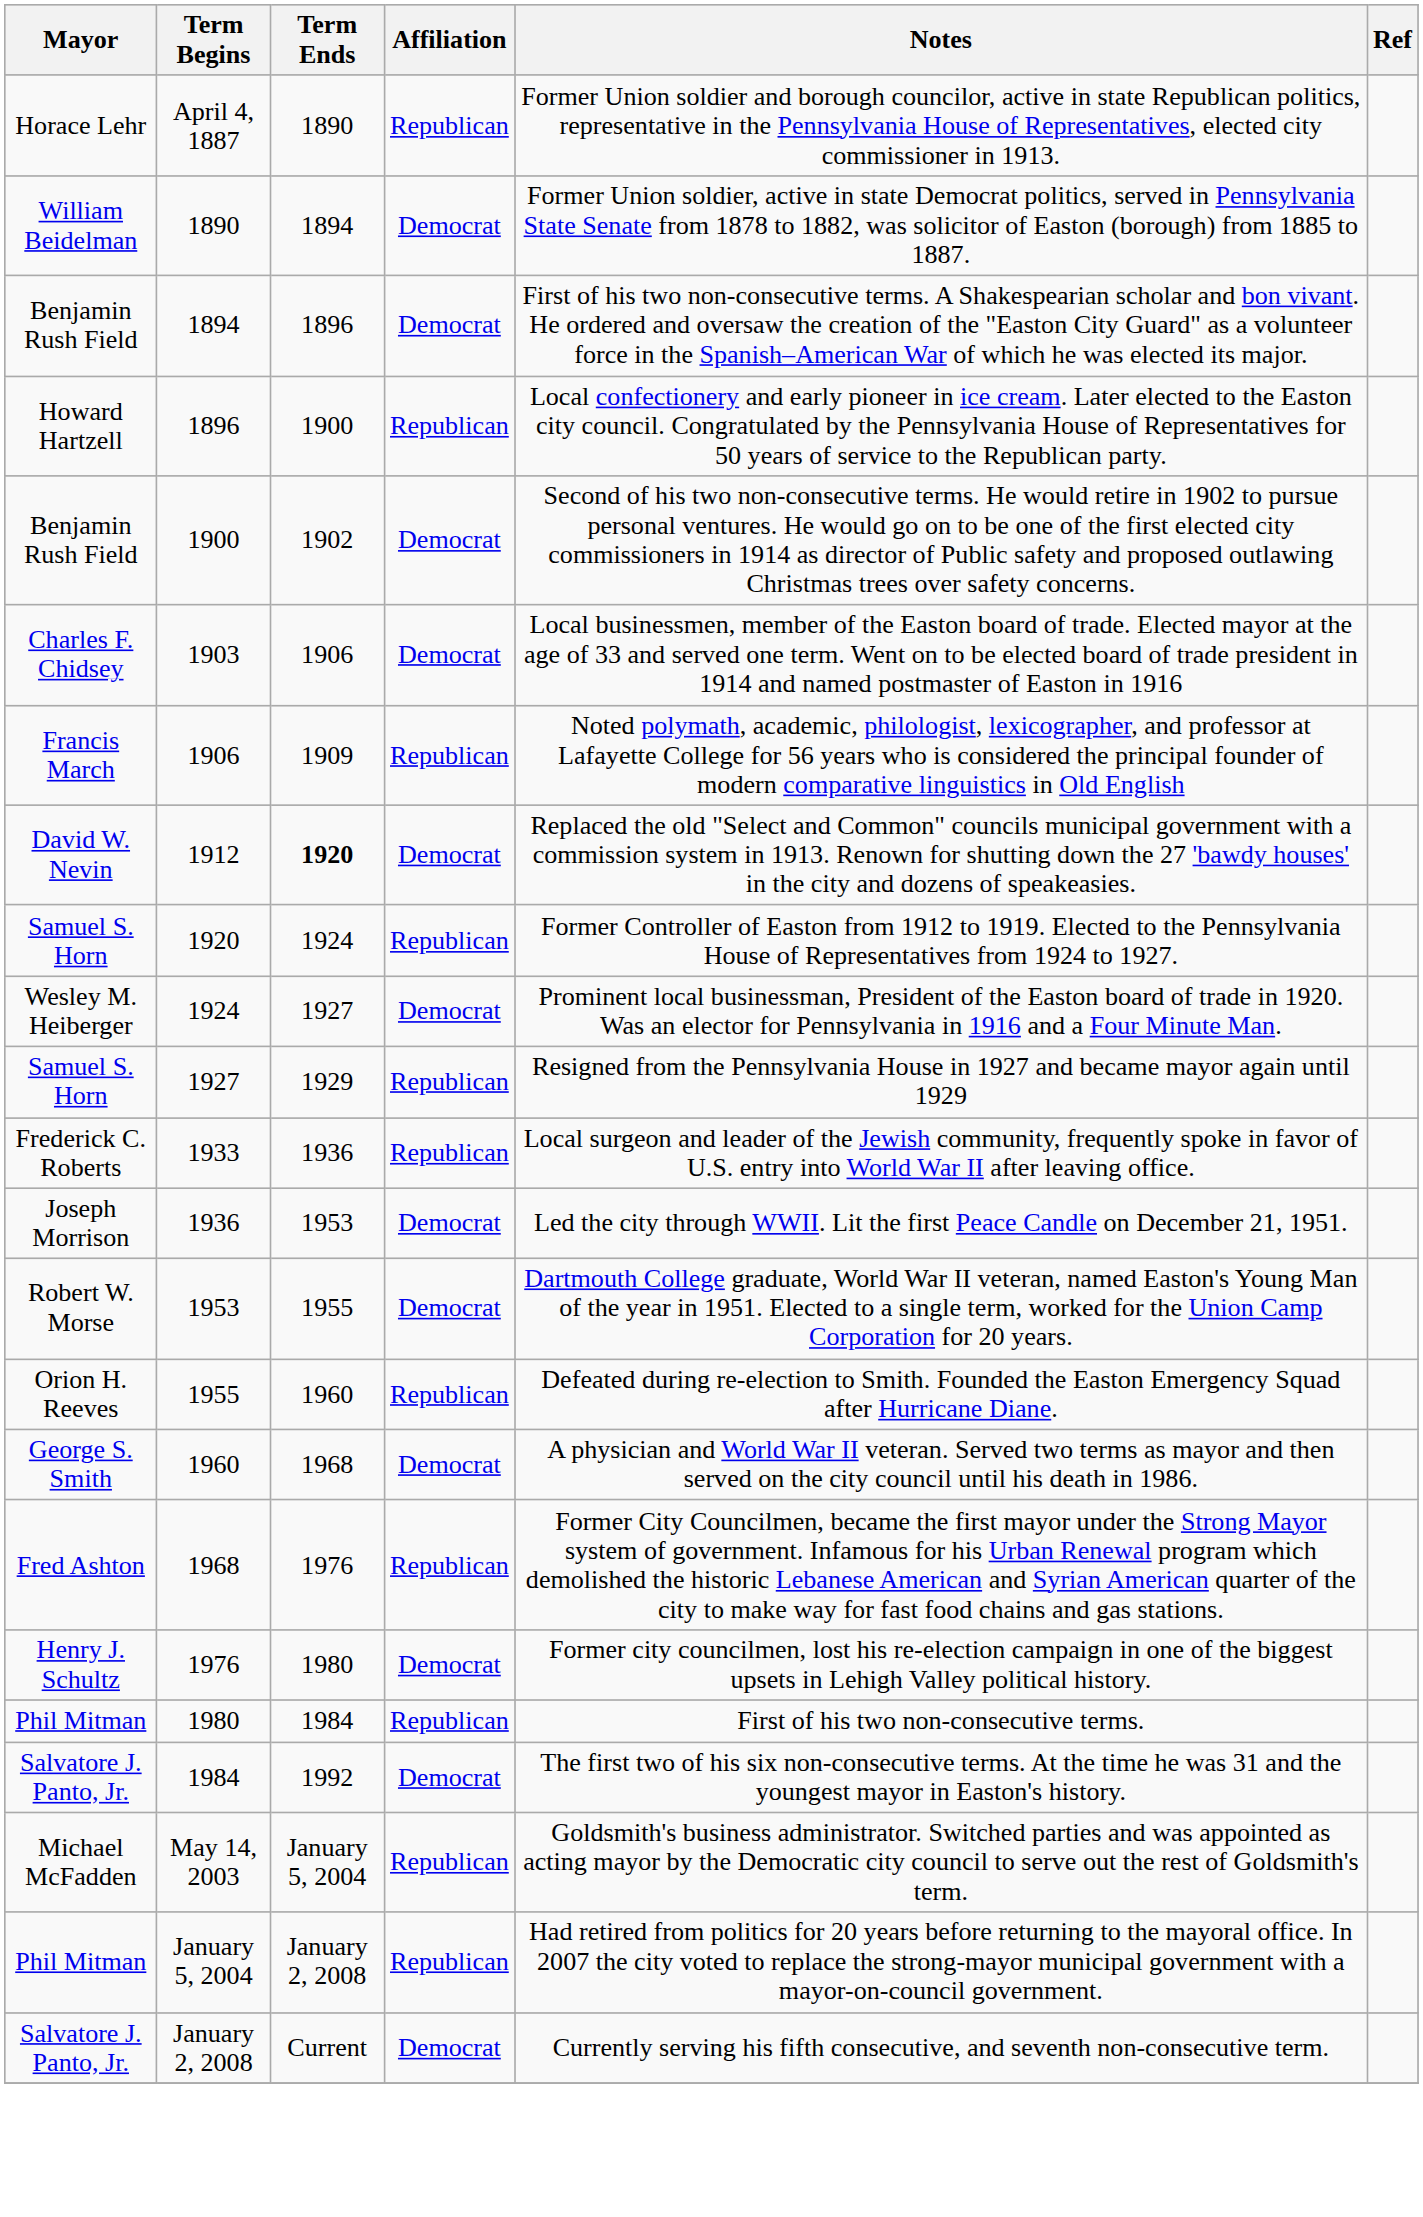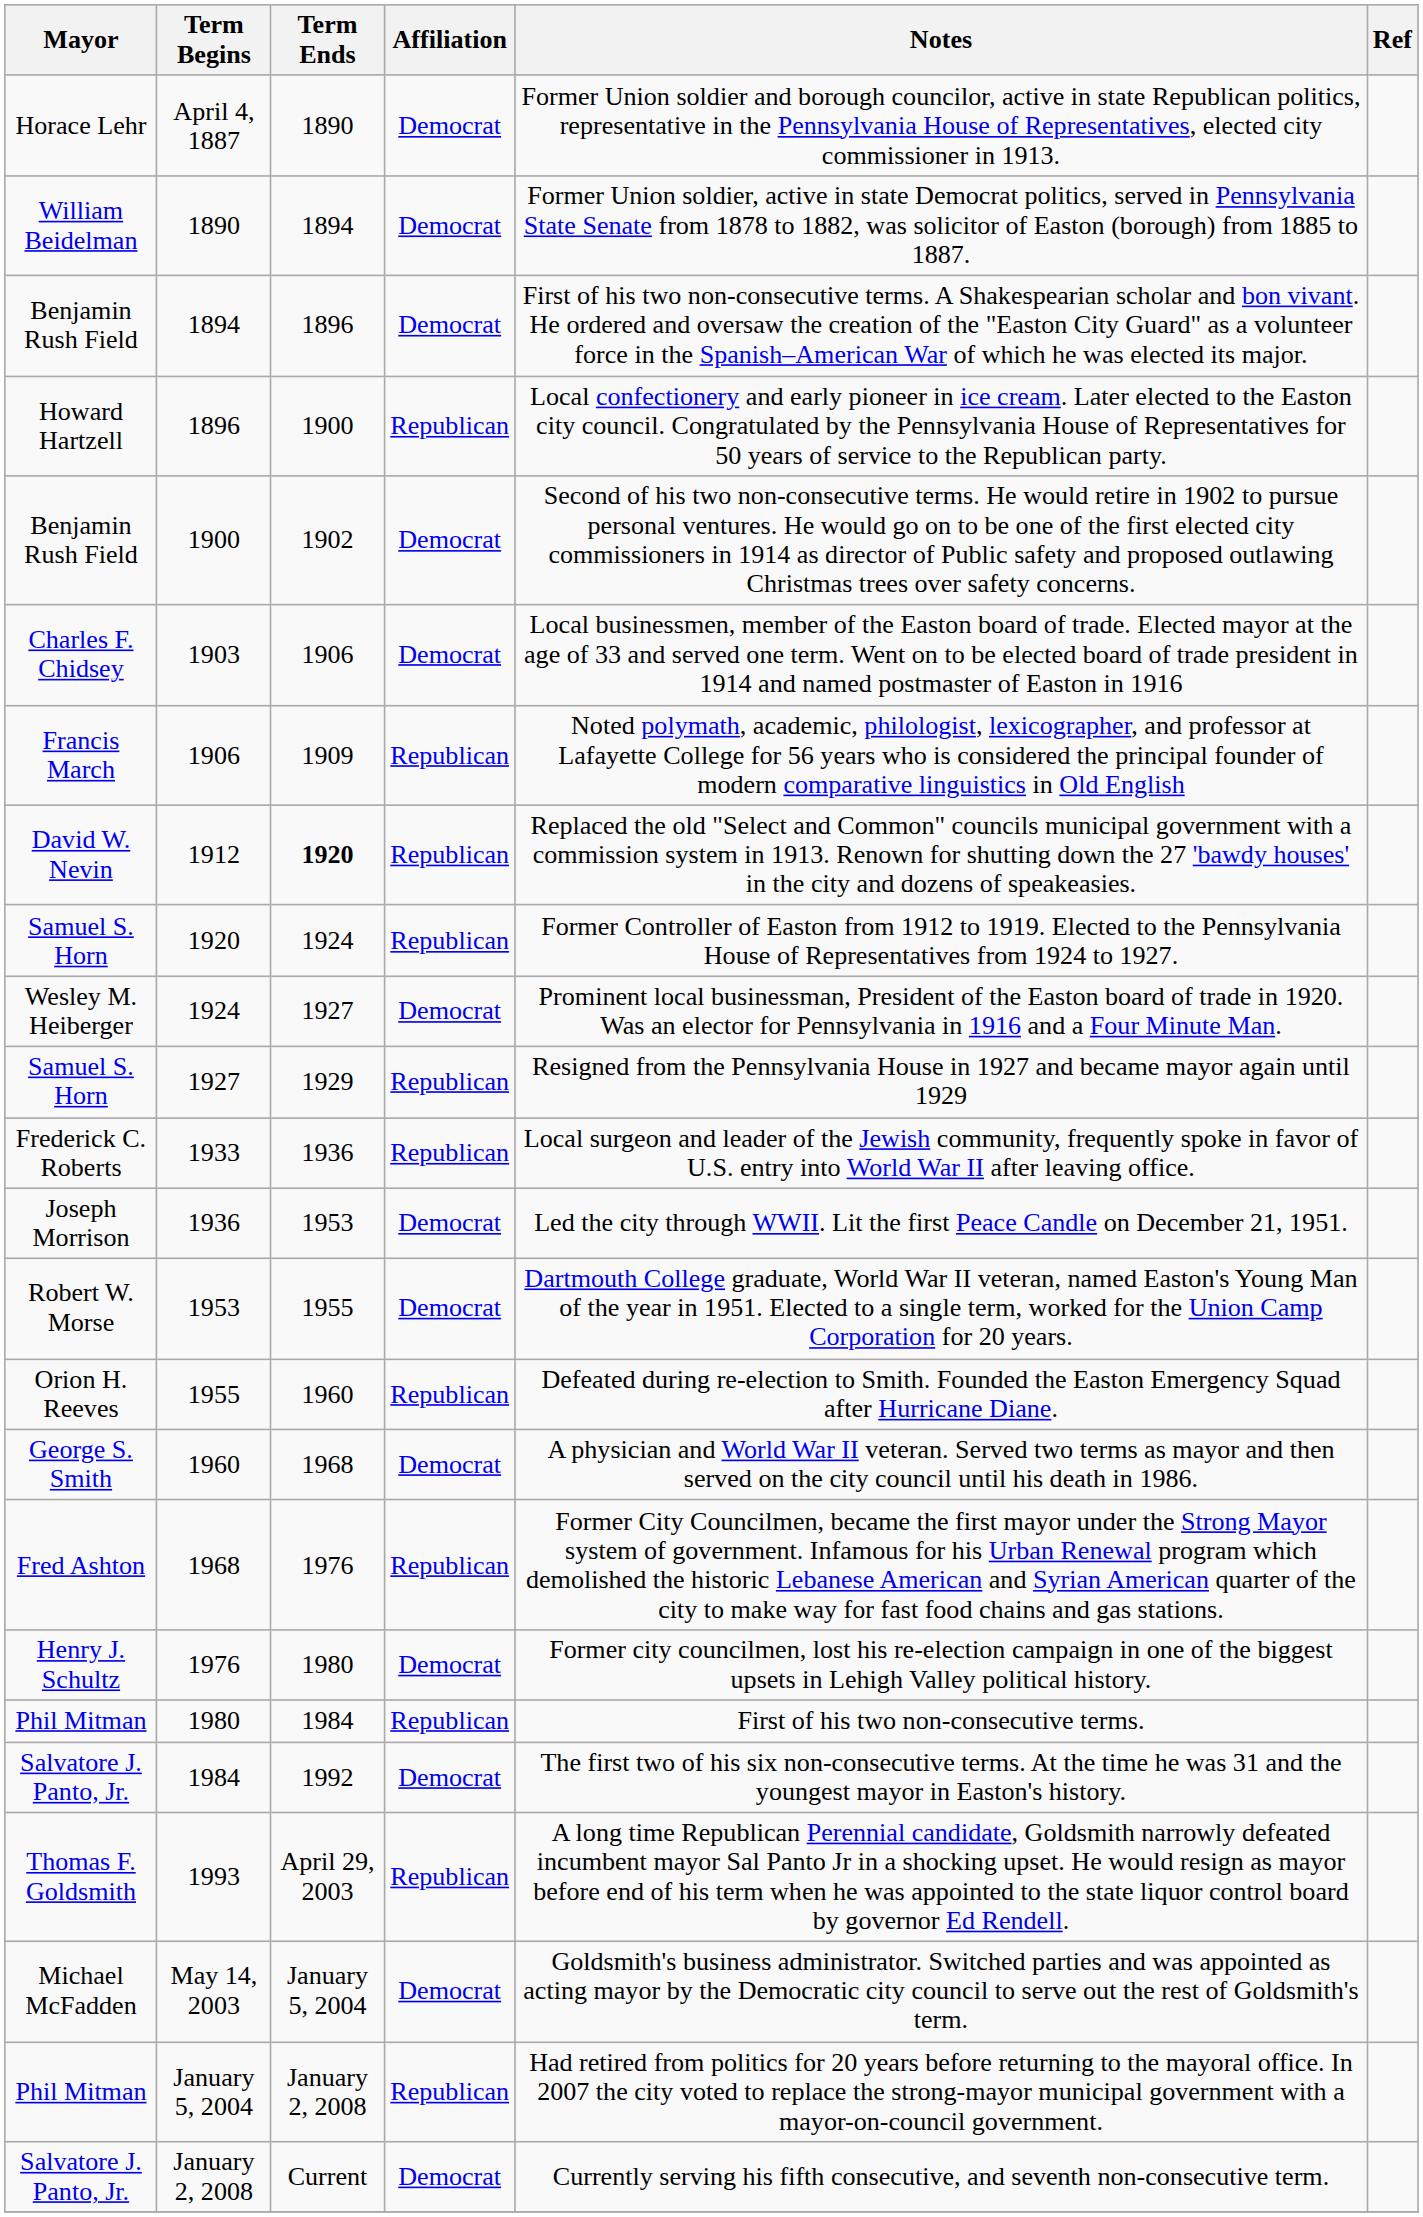(449, 125) Republican -> (450, 125) Democrat
(449, 854) Democrat -> (450, 854) Republican
+ row: (214, 1876)
(449, 1861) Republican -> (450, 1991) Democrat
